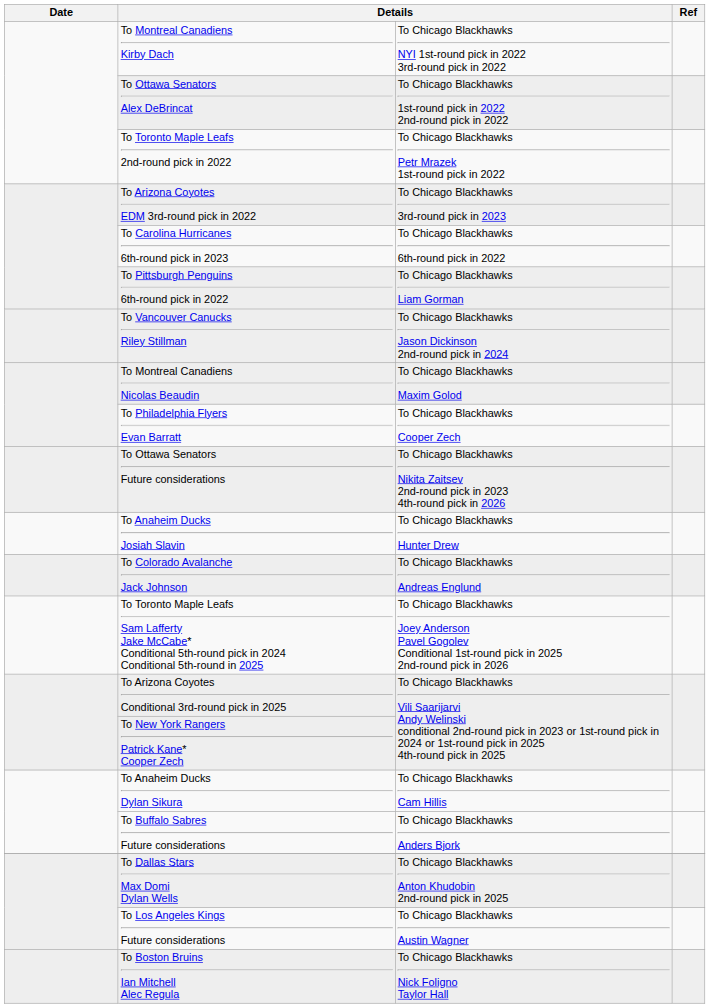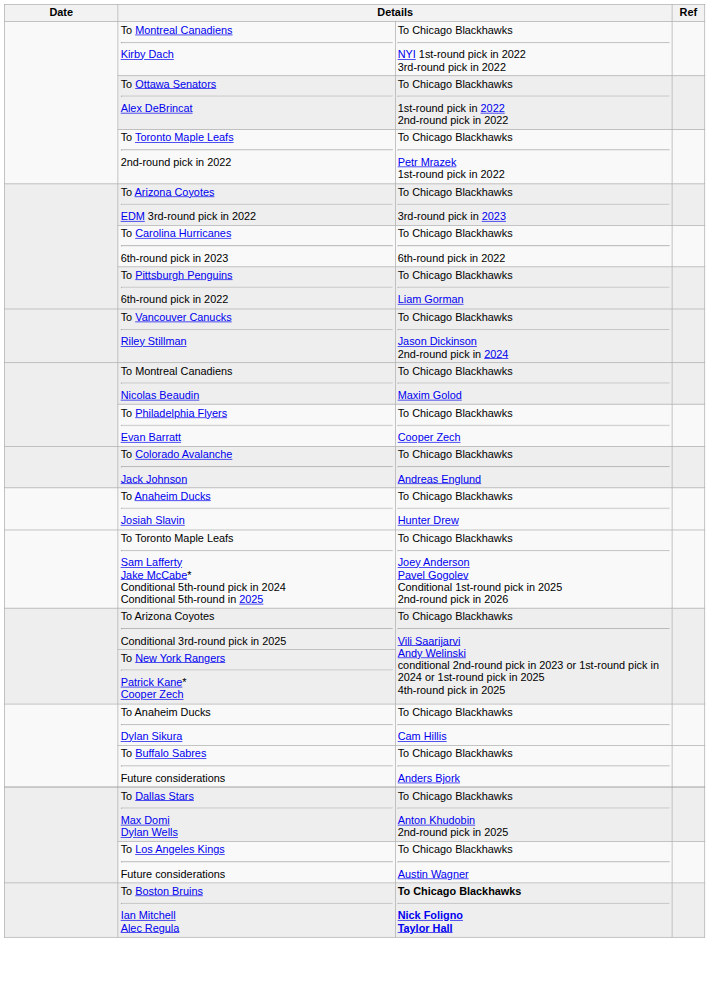- row: (257, 467)
rows swapped: (257, 533) <-> (257, 575)
(534, 976) normal -> (534, 910) bold
